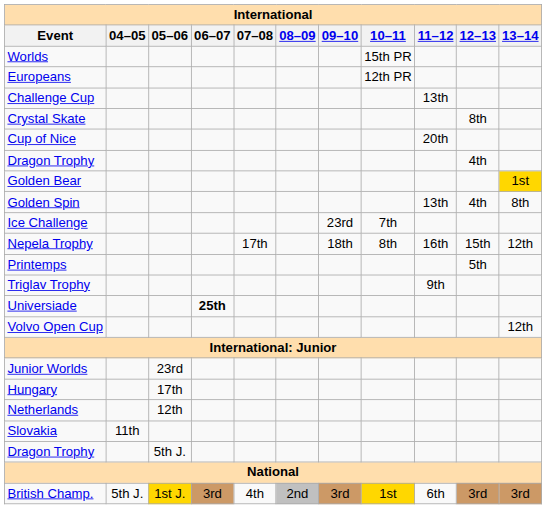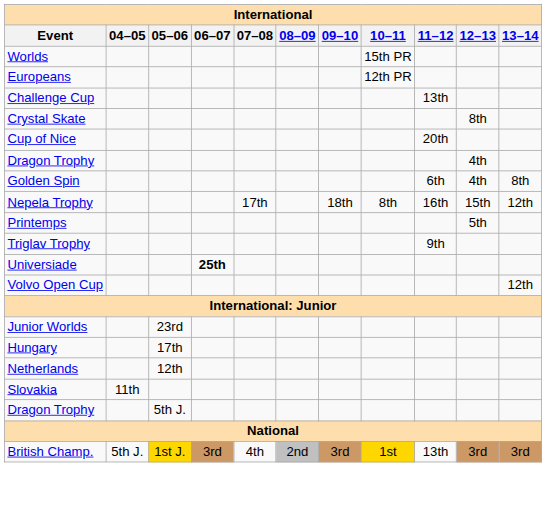- row: (44, 181)
(436, 202) 13th -> (436, 181) 6th
- row: (48, 222)
(436, 493) 6th -> (436, 451) 13th
